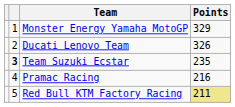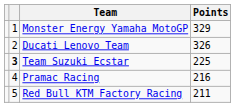(202, 62) 235 -> (202, 62) 225
(202, 95) khaki background -> (202, 95) no background
